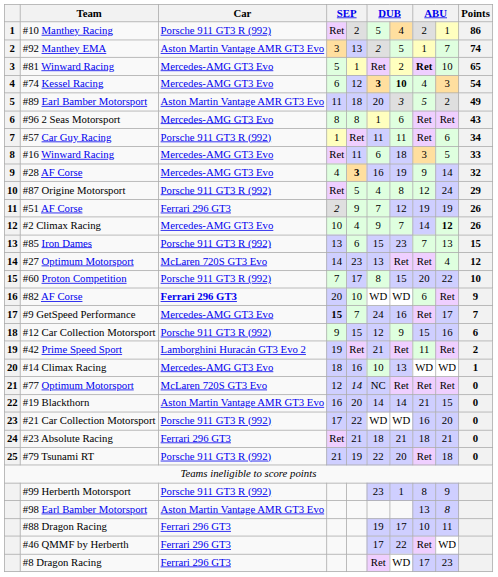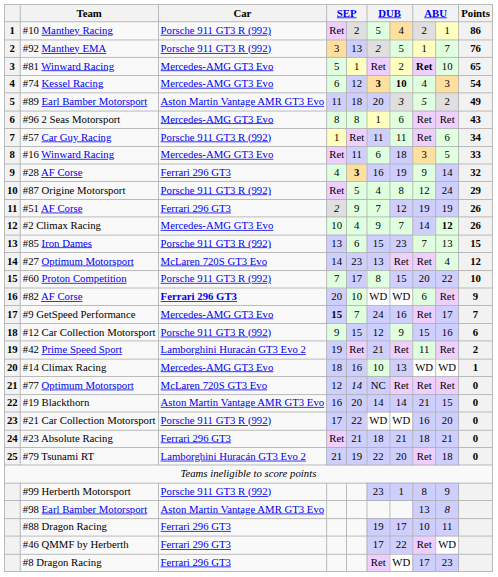(242, 48) Aston Martin Vantage AMR GT3 Evo -> (216, 48) Porsche 911 GT3 R (992)
(476, 48) 74 -> (476, 48) 76
(217, 172) Mercedes-AMG GT3 Evo -> (196, 172) Ferrari 296 GT3
(216, 456) Porsche 911 GT3 R (992) -> (233, 456) Lamborghini Huracán GT3 Evo 2
